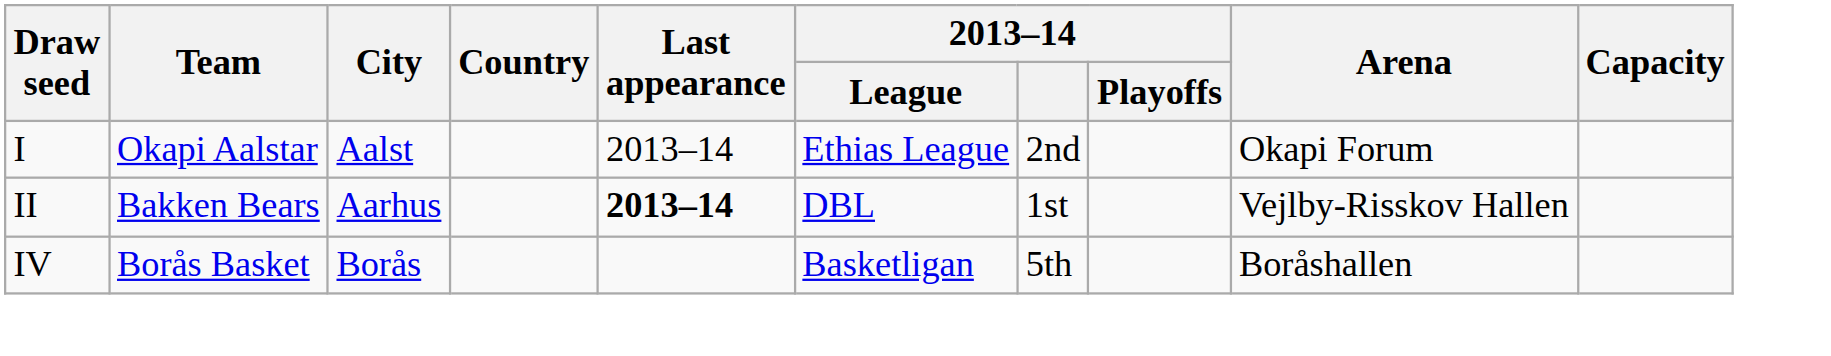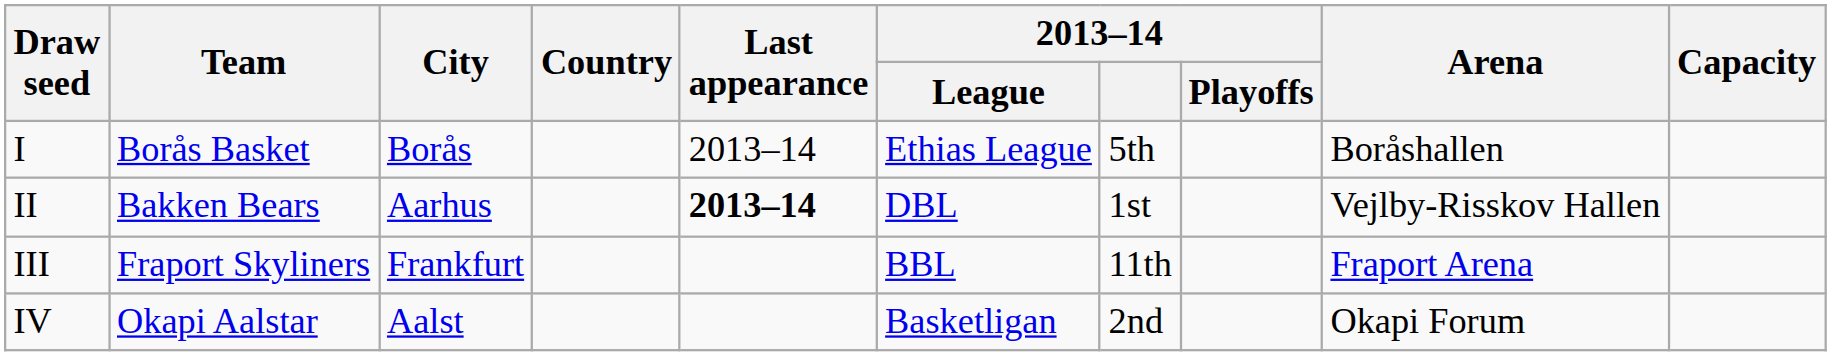(217, 148) Okapi Aalstar -> (213, 148) Borås Basket
(375, 148) Aalst -> (429, 148) Borås
(1053, 149) 2nd -> (1140, 149) 5th
(1336, 148) Okapi Forum -> (1417, 148) Boråshallen
+ row: (57, 264)
(213, 263) Borås Basket -> (217, 321) Okapi Aalstar
(379, 263) Borås -> (425, 321) Aalst
(1053, 264) 5th -> (1140, 322) 2nd
(1326, 263) Boråshallen -> (1428, 321) Okapi Forum
